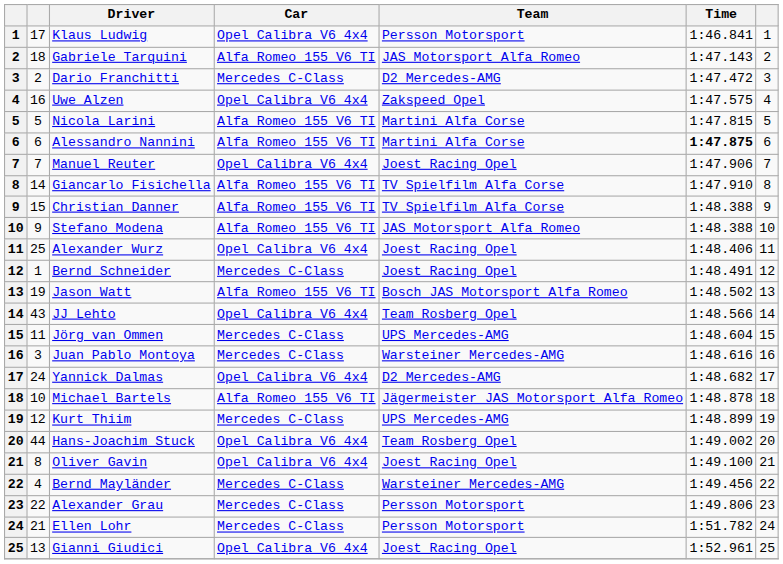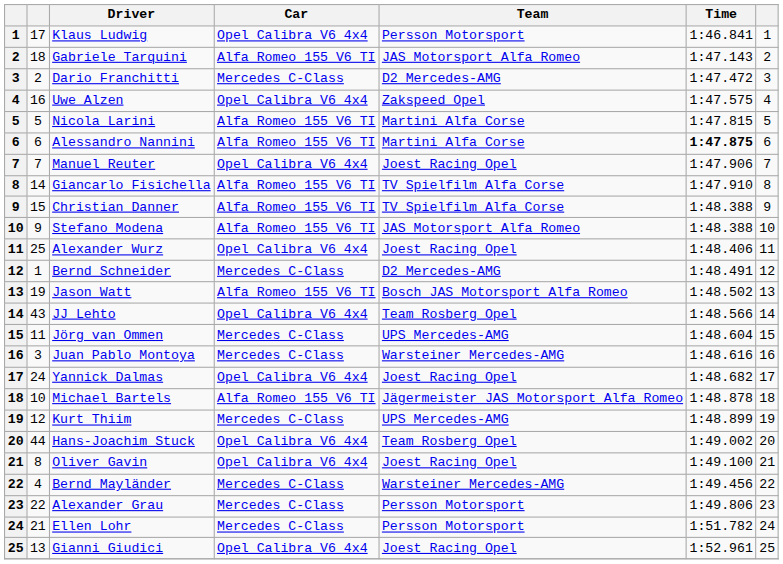(449, 272) Joest Racing Opel -> (441, 272) D2 Mercedes-AMG
(441, 378) D2 Mercedes-AMG -> (449, 378) Joest Racing Opel
